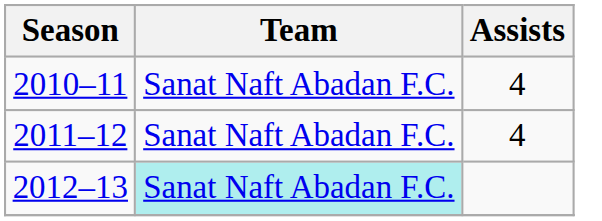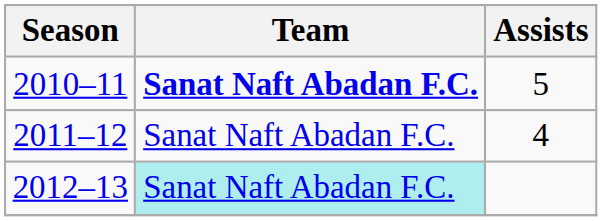(299, 82) normal -> (311, 82) bold
(517, 82) 4 -> (541, 82) 5
